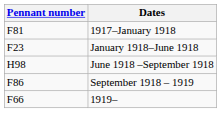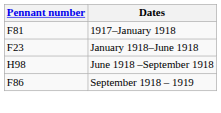- row: (104, 99)
